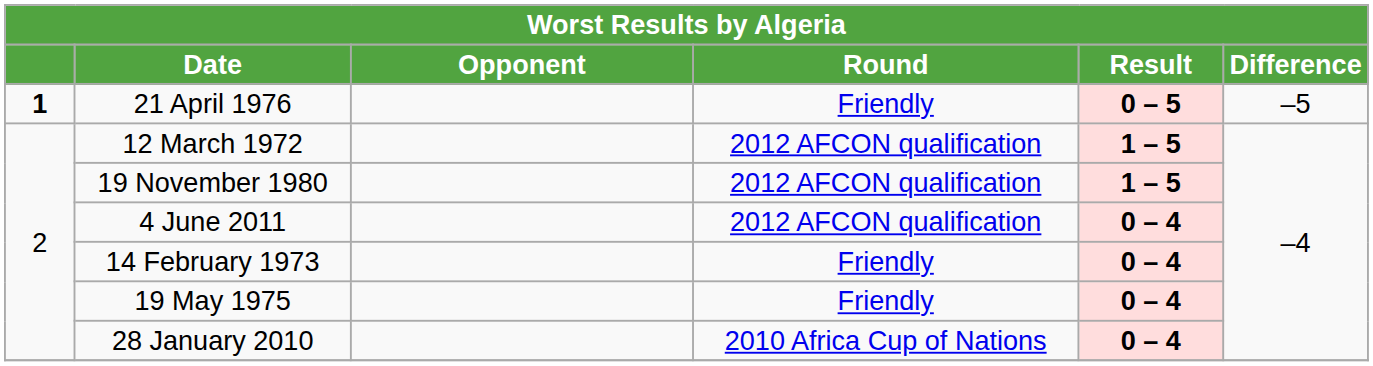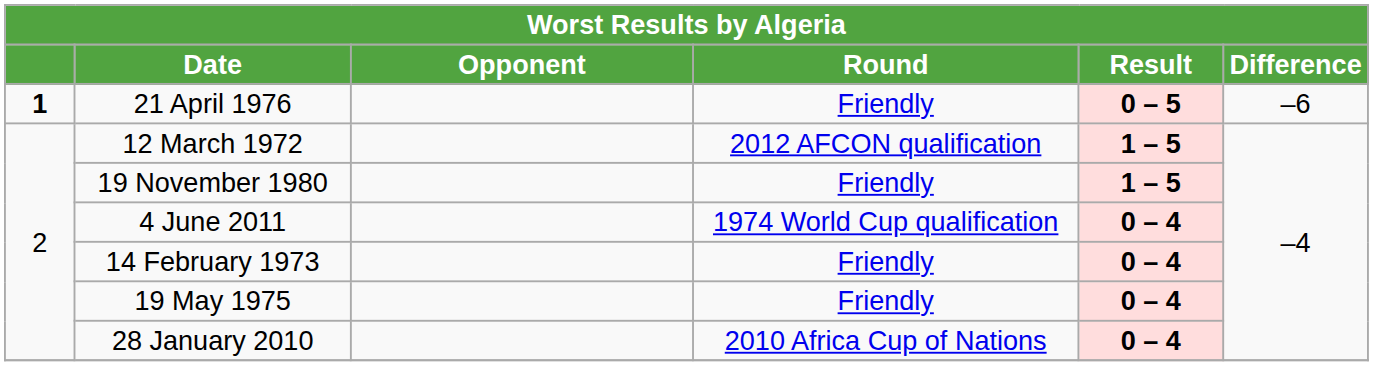(1296, 104) –5 -> (1296, 104) –6
(886, 183) 2012 AFCON qualification -> (886, 183) Friendly
(886, 222) 2012 AFCON qualification -> (886, 222) 1974 World Cup qualification
